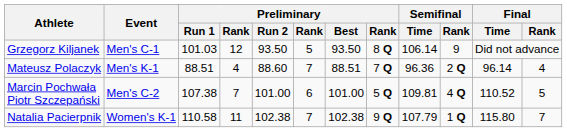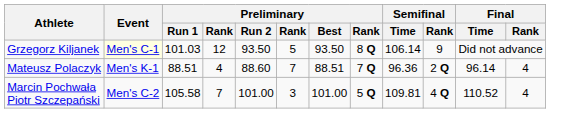(133, 50) no background -> (133, 50) lightyellow background
(199, 93) 107.38 -> (183, 93) 105.58
(309, 93) 6 -> (293, 93) 3
(542, 93) 5 -> (525, 93) 4
- row: (54, 118)
